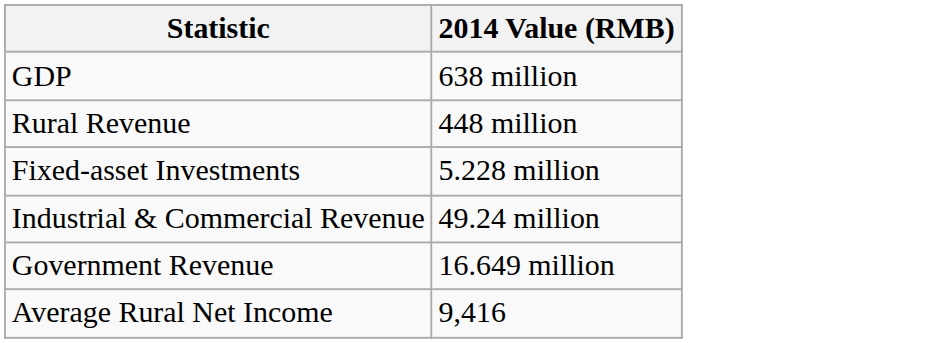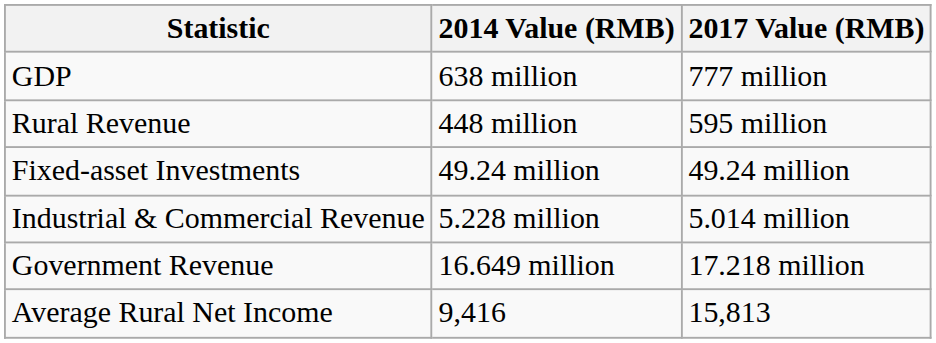+ column: (806, 28)
(519, 170) 5.228 million -> (519, 170) 49.24 million
(519, 218) 49.24 million -> (519, 218) 5.228 million
